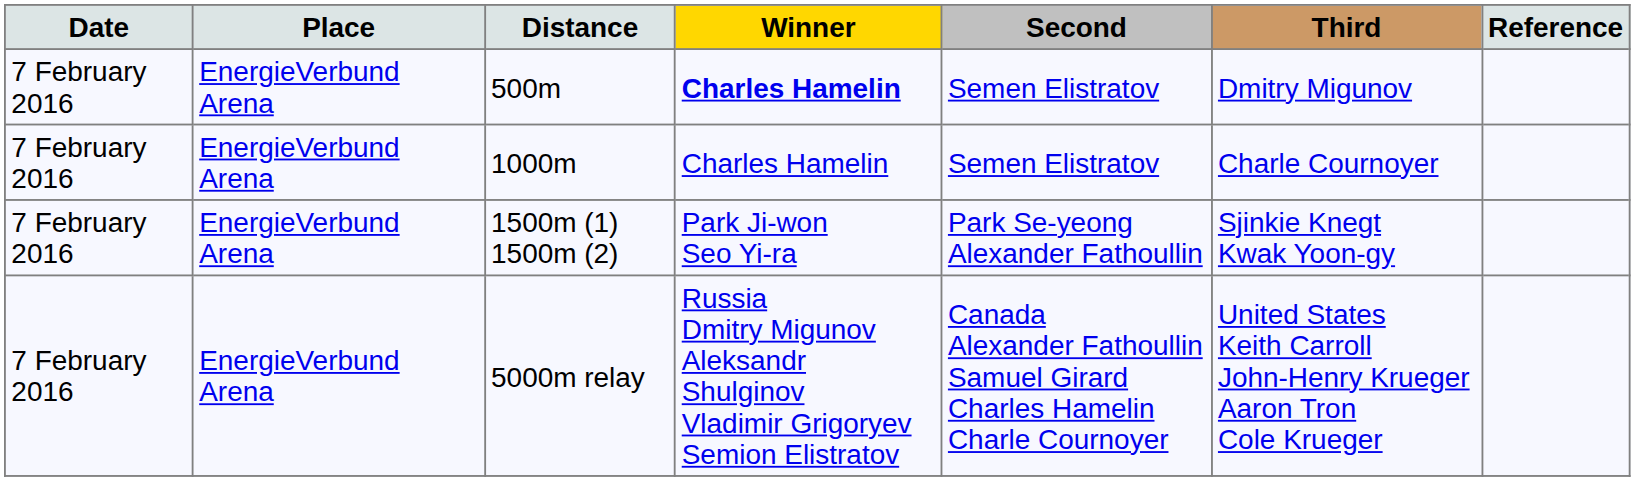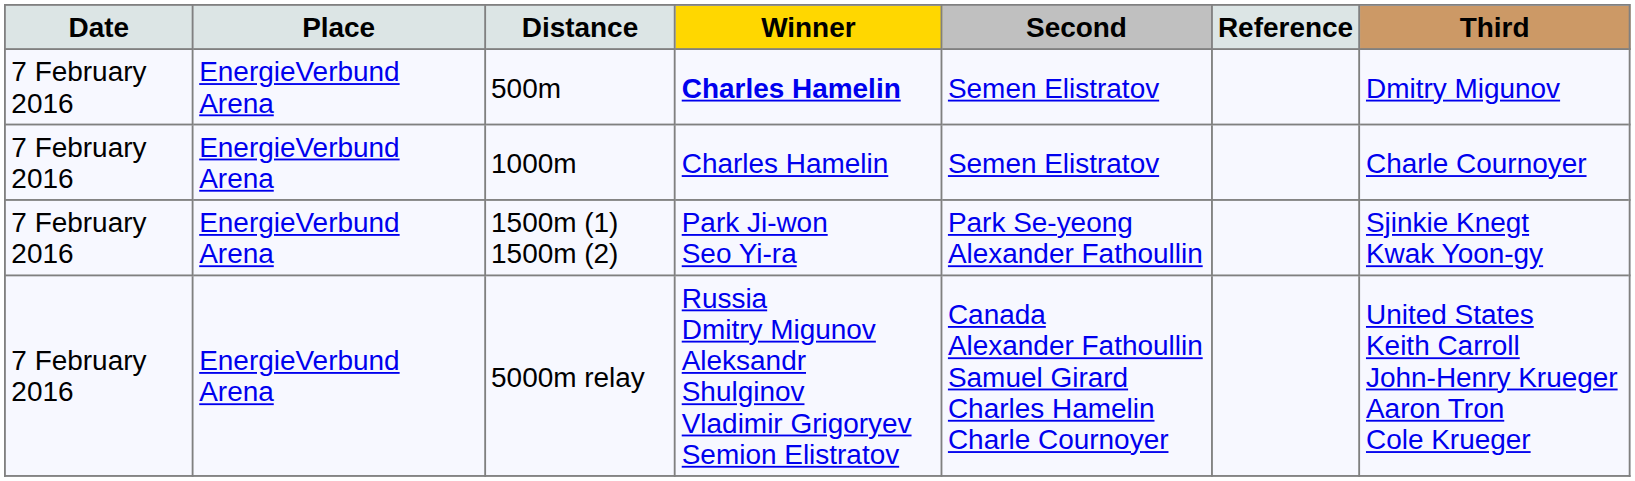columns swapped: (1347, 27) <-> (1556, 27)
